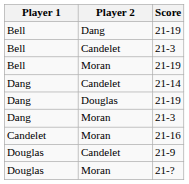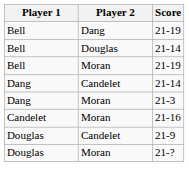- row: (101, 48)
+ row: (99, 48)
- row: (99, 100)
